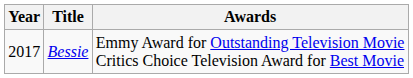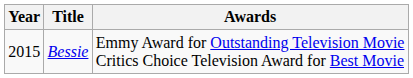(24, 51) 2017 -> (24, 51) 2015
